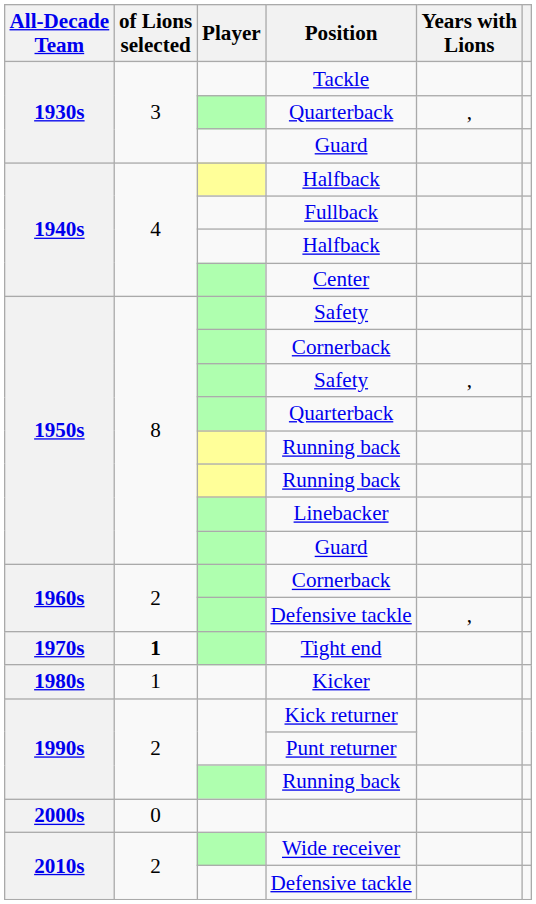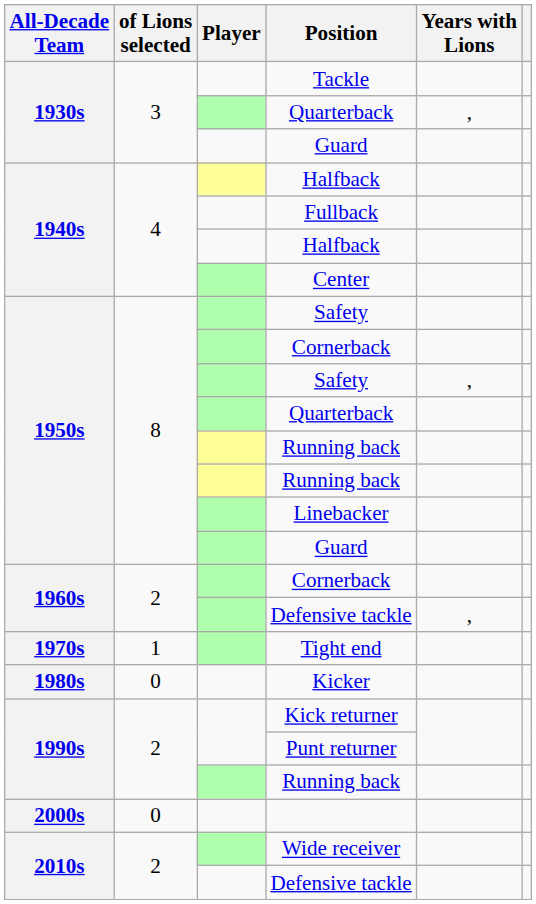(156, 647) bold -> (156, 647) normal
(156, 681) 1 -> (156, 681) 0
